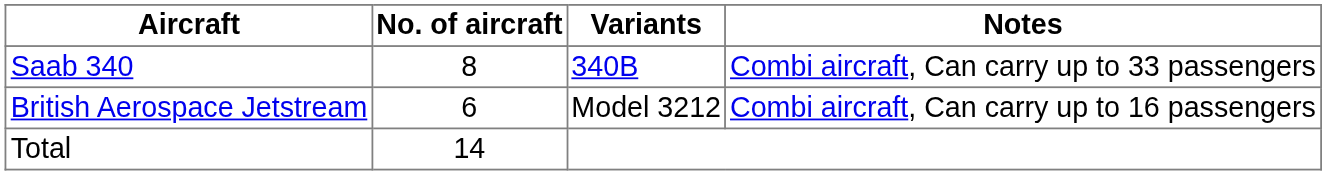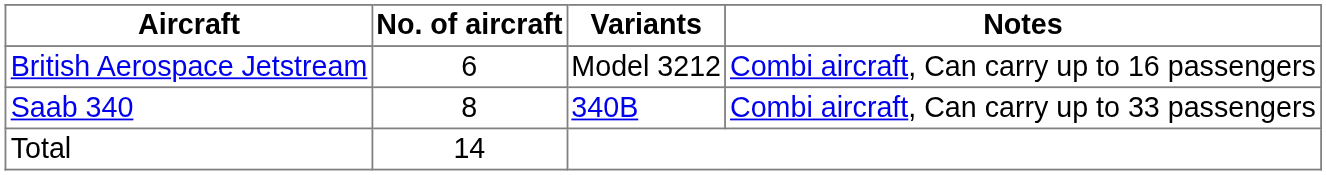rows swapped: (189, 107) <-> (72, 66)
